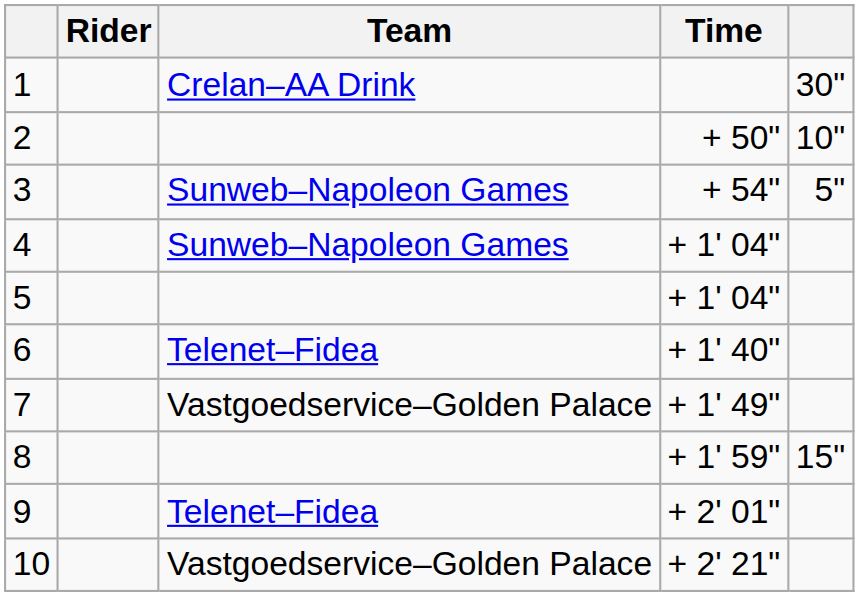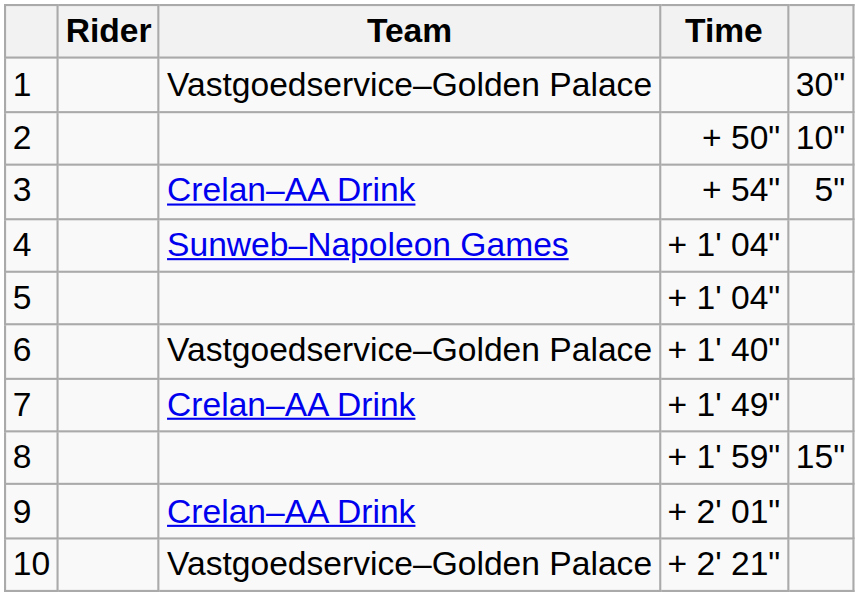(291, 84) Crelan–AA Drink -> (410, 84) Vastgoedservice–Golden Palace
(368, 191) Sunweb–Napoleon Games -> (291, 191) Crelan–AA Drink
(273, 350) Telenet–Fidea -> (410, 350) Vastgoedservice–Golden Palace
(410, 404) Vastgoedservice–Golden Palace -> (291, 404) Crelan–AA Drink
(273, 510) Telenet–Fidea -> (291, 510) Crelan–AA Drink
